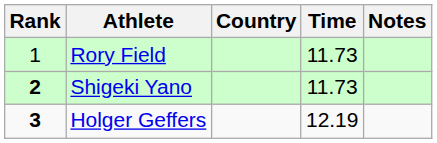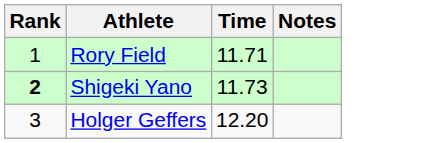- column: (256, 21)
(332, 54) 11.73 -> (242, 54) 11.71
(35, 120) bold -> (35, 120) normal
(332, 120) 12.19 -> (242, 120) 12.20
